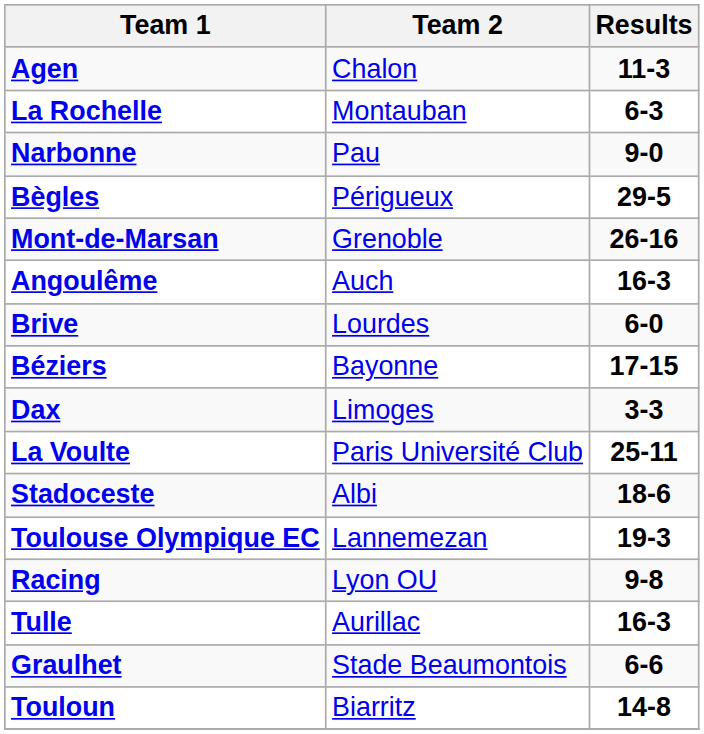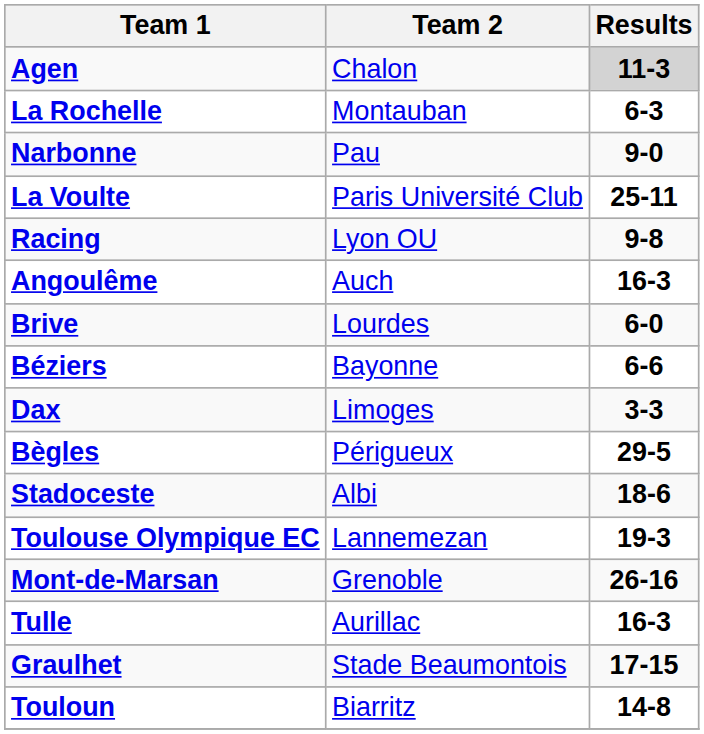(644, 68) no background -> (644, 68) lightgrey background
rows swapped: (71, 452) <-> (55, 196)
rows swapped: (56, 580) <-> (115, 238)
(644, 366) 17-15 -> (644, 366) 6-6
(644, 665) 6-6 -> (644, 665) 17-15
